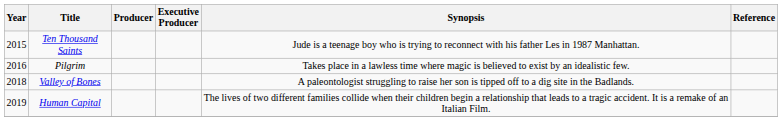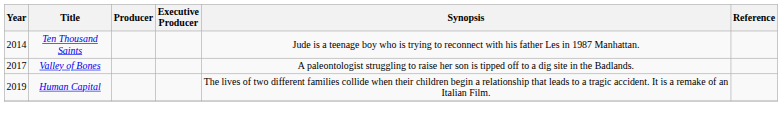(17, 44) 2015 -> (17, 44) 2014
- row: (70, 66)
(17, 81) 2018 -> (17, 66) 2017
